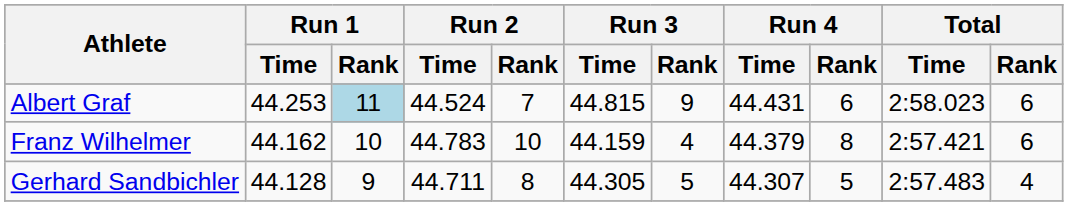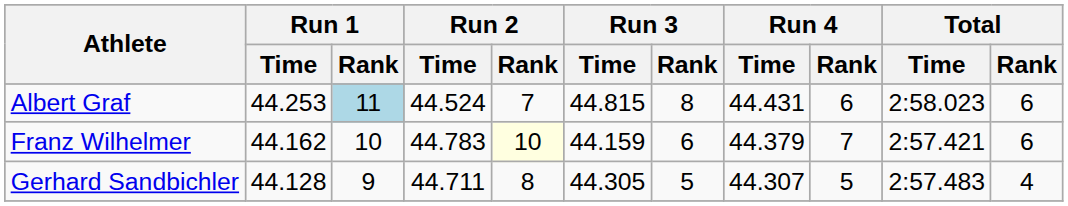(687, 103) 9 -> (687, 103) 8
(528, 142) no background -> (528, 142) lightyellow background
(687, 142) 4 -> (687, 142) 6
(847, 142) 8 -> (847, 142) 7
